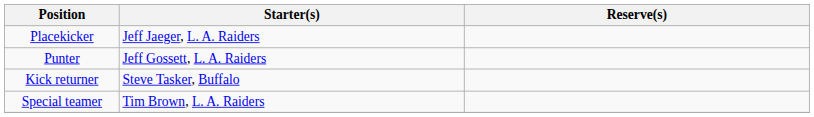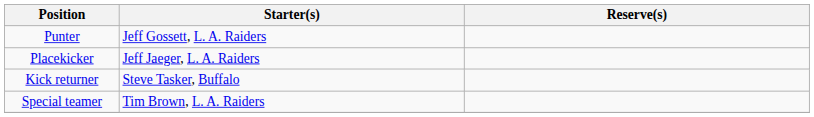rows swapped: (62, 58) <-> (62, 36)
